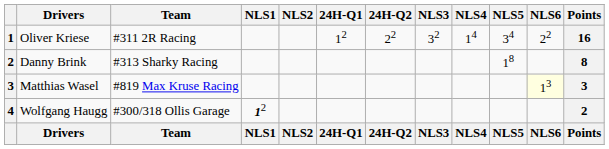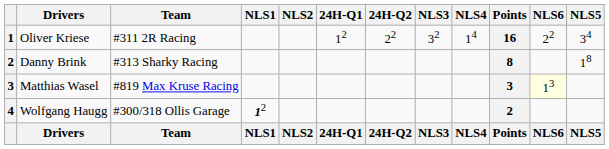columns swapped: (508, 14) <-> (584, 14)
